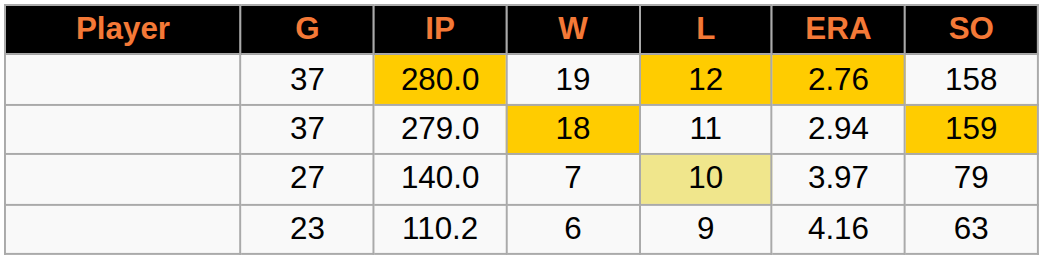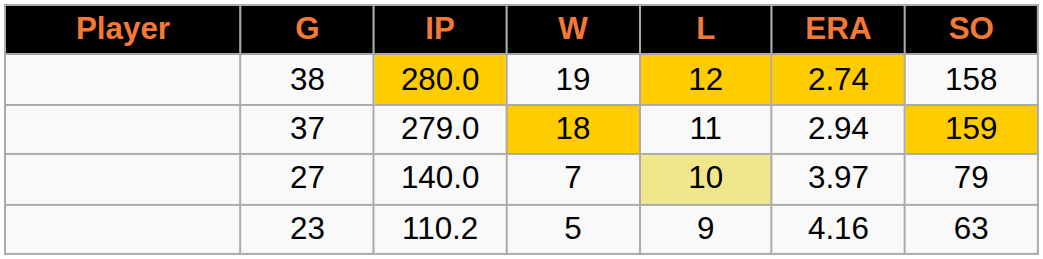(307, 79) 37 -> (307, 79) 38
(838, 79) 2.76 -> (838, 79) 2.74
(573, 228) 6 -> (573, 228) 5
